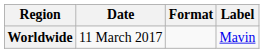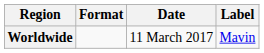columns swapped: (121, 15) <-> (191, 15)
